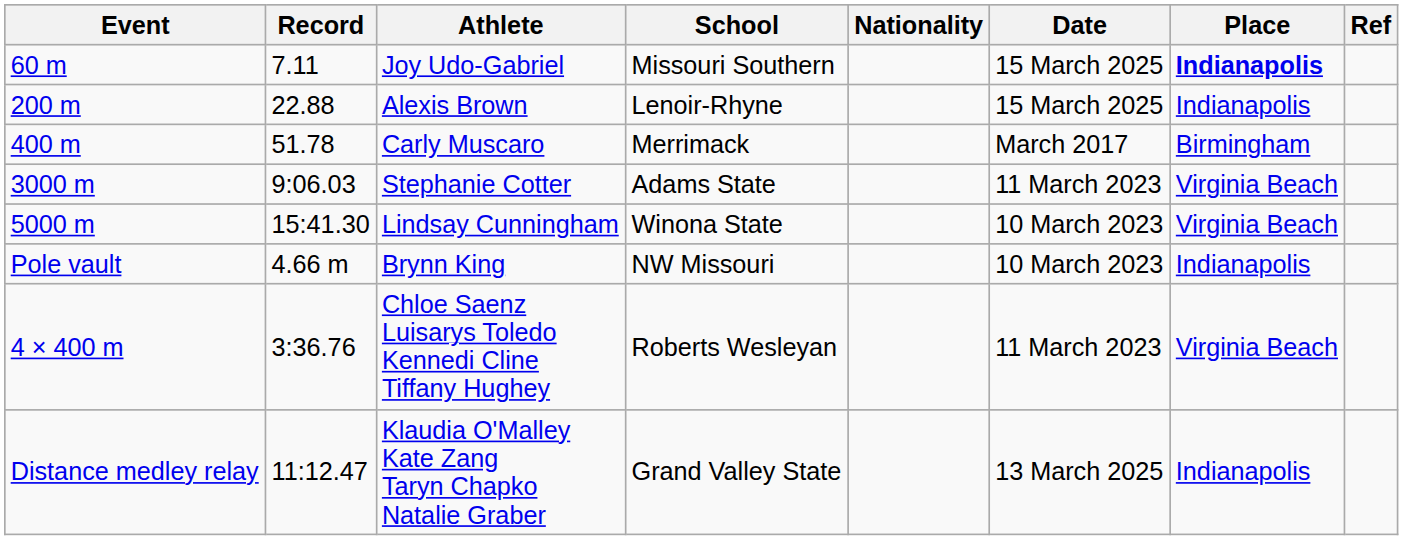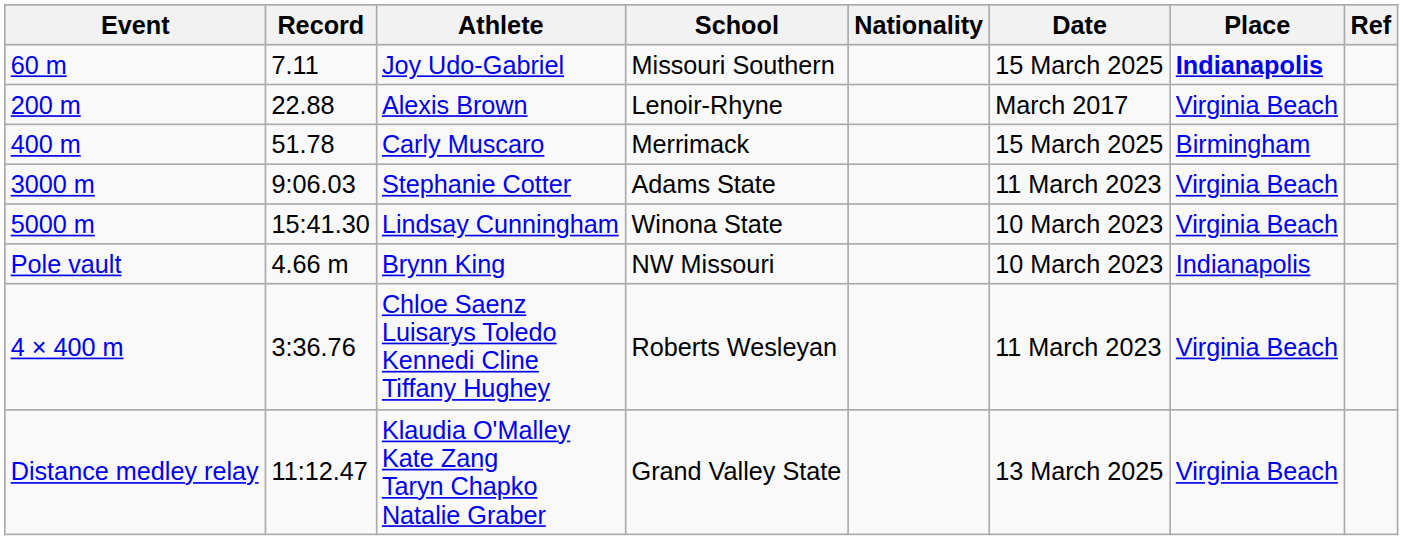(1079, 105) 15 March 2025 -> (1062, 105) March 2017
(1243, 105) Indianapolis -> (1257, 105) Virginia Beach
(1062, 145) March 2017 -> (1079, 145) 15 March 2025
(1243, 472) Indianapolis -> (1257, 472) Virginia Beach
